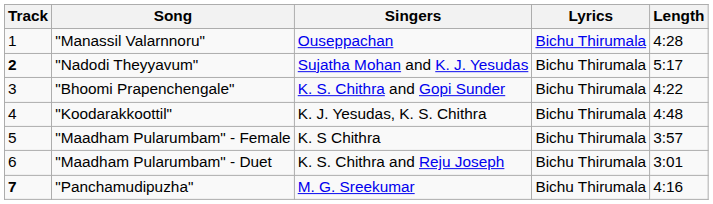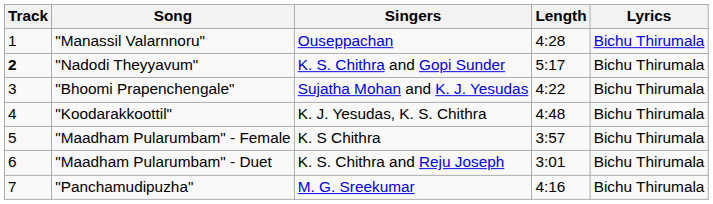columns swapped: (679, 16) <-> (591, 16)
(413, 65) Sujatha Mohan and K. J. Yesudas -> (401, 65) K. S. Chithra and Gopi Sunder
(401, 89) K. S. Chithra and Gopi Sunder -> (413, 89) Sujatha Mohan and K. J. Yesudas
(12, 187) bold -> (12, 187) normal
